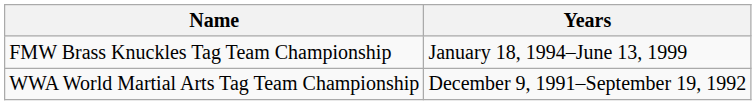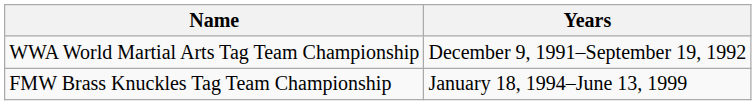rows swapped: (214, 83) <-> (200, 52)
